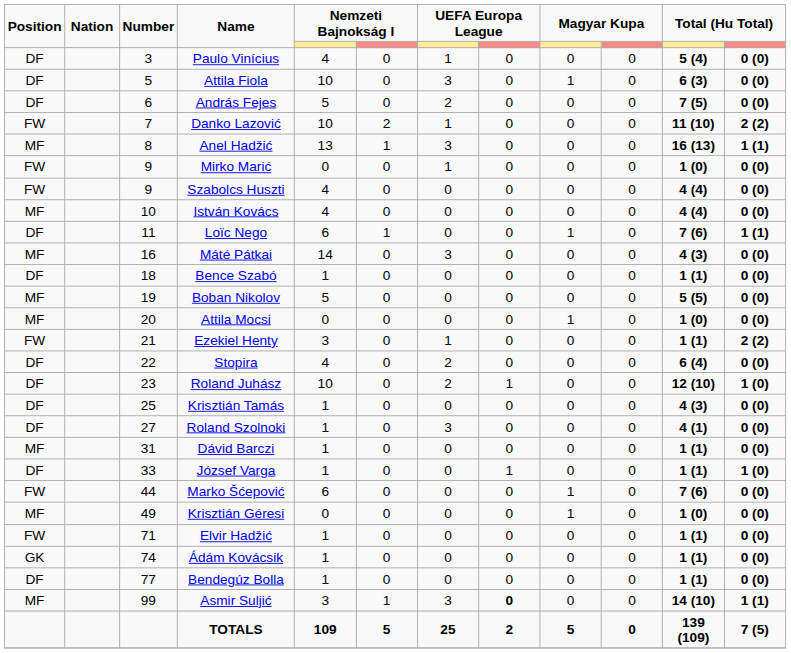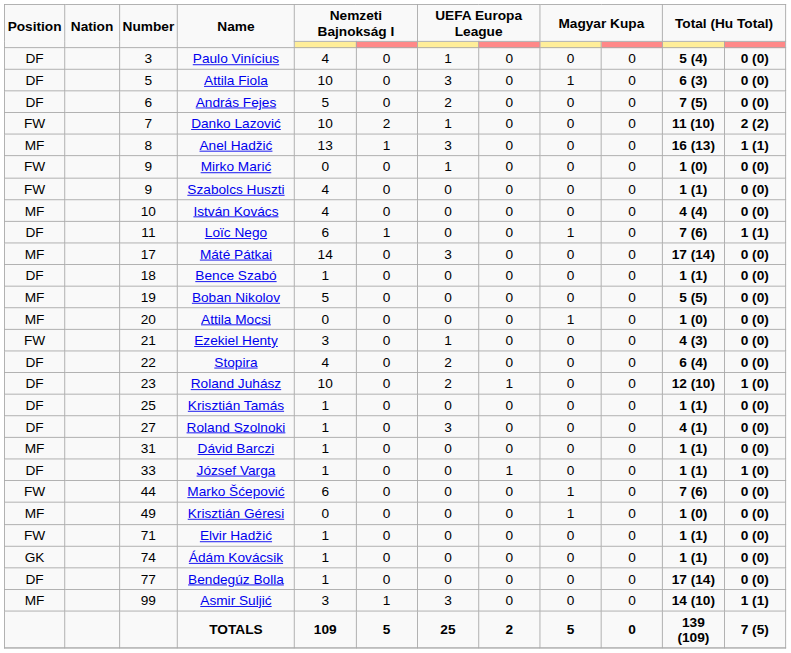(693, 189) 4 (4) -> (693, 189) 1 (1)
(148, 254) 16 -> (148, 254) 17
(693, 254) 4 (3) -> (693, 254) 17 (14)
(693, 340) 1 (1) -> (693, 340) 4 (3)
(755, 340) 2 (2) -> (755, 340) 0 (0)
(693, 405) 4 (3) -> (693, 405) 1 (1)
(693, 579) 1 (1) -> (693, 579) 17 (14)
(509, 600) bold -> (509, 600) normal
